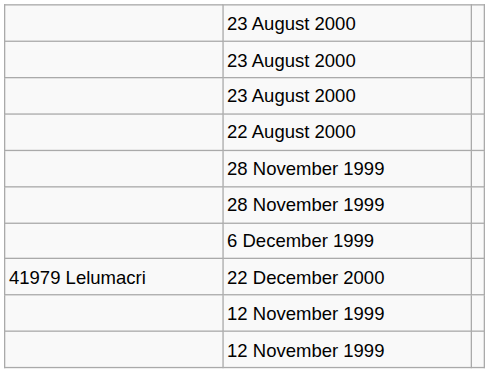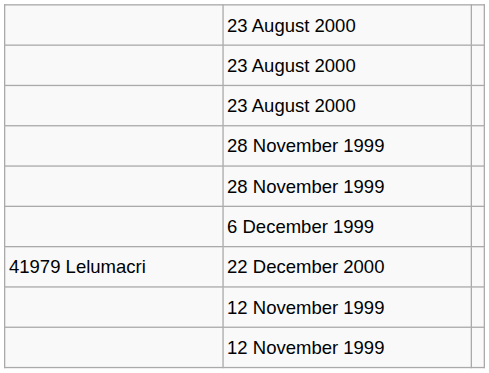- row: (114, 132)
